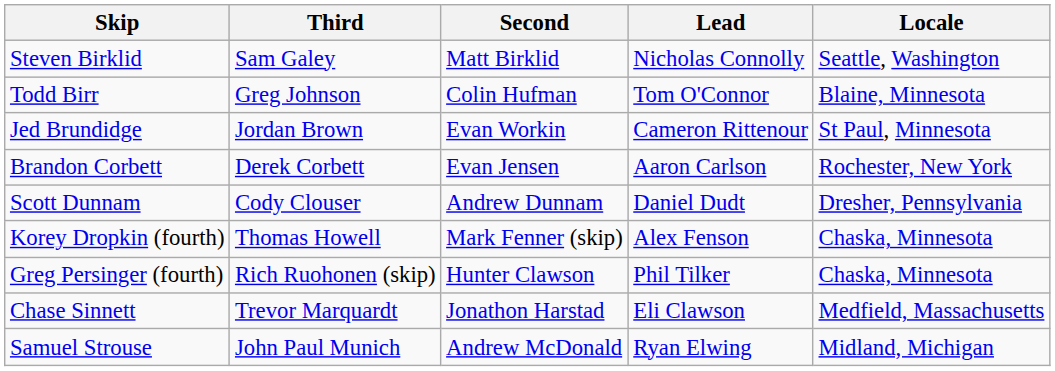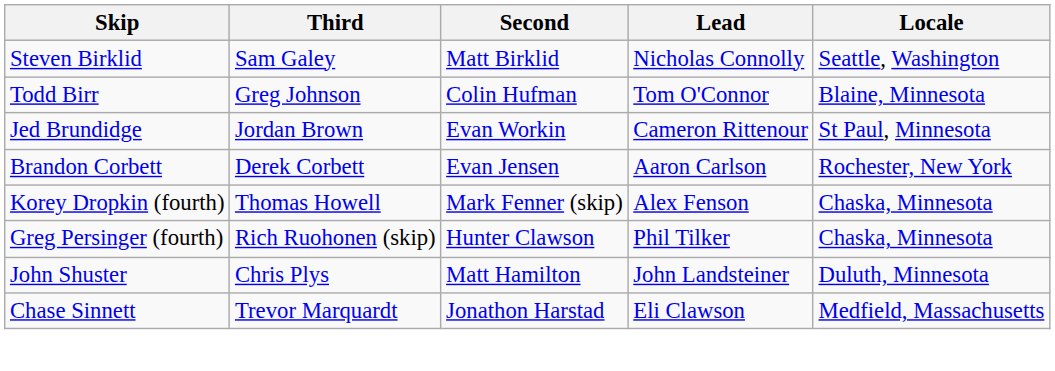- row: (75, 202)
+ row: (68, 274)
- row: (81, 346)
